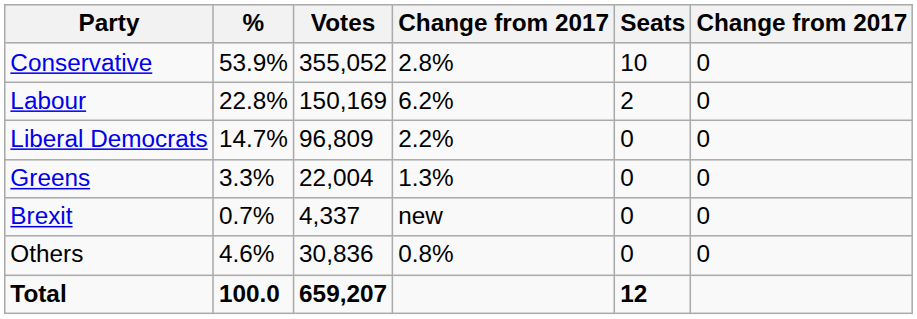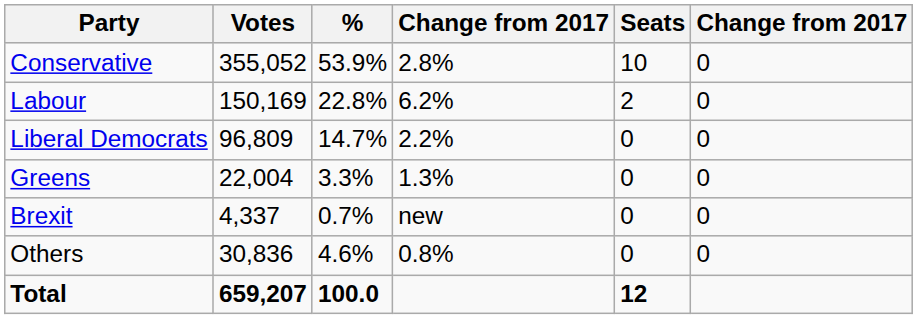columns swapped: (343, 23) <-> (253, 23)
